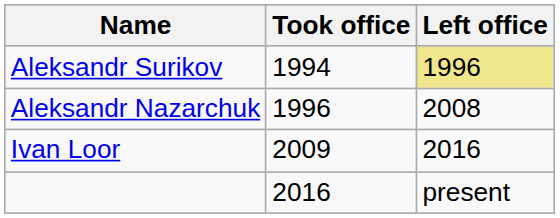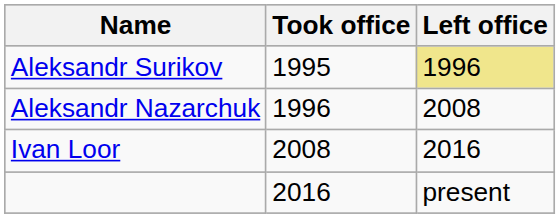(302, 66) 1994 -> (302, 66) 1995
(302, 150) 2009 -> (302, 150) 2008
